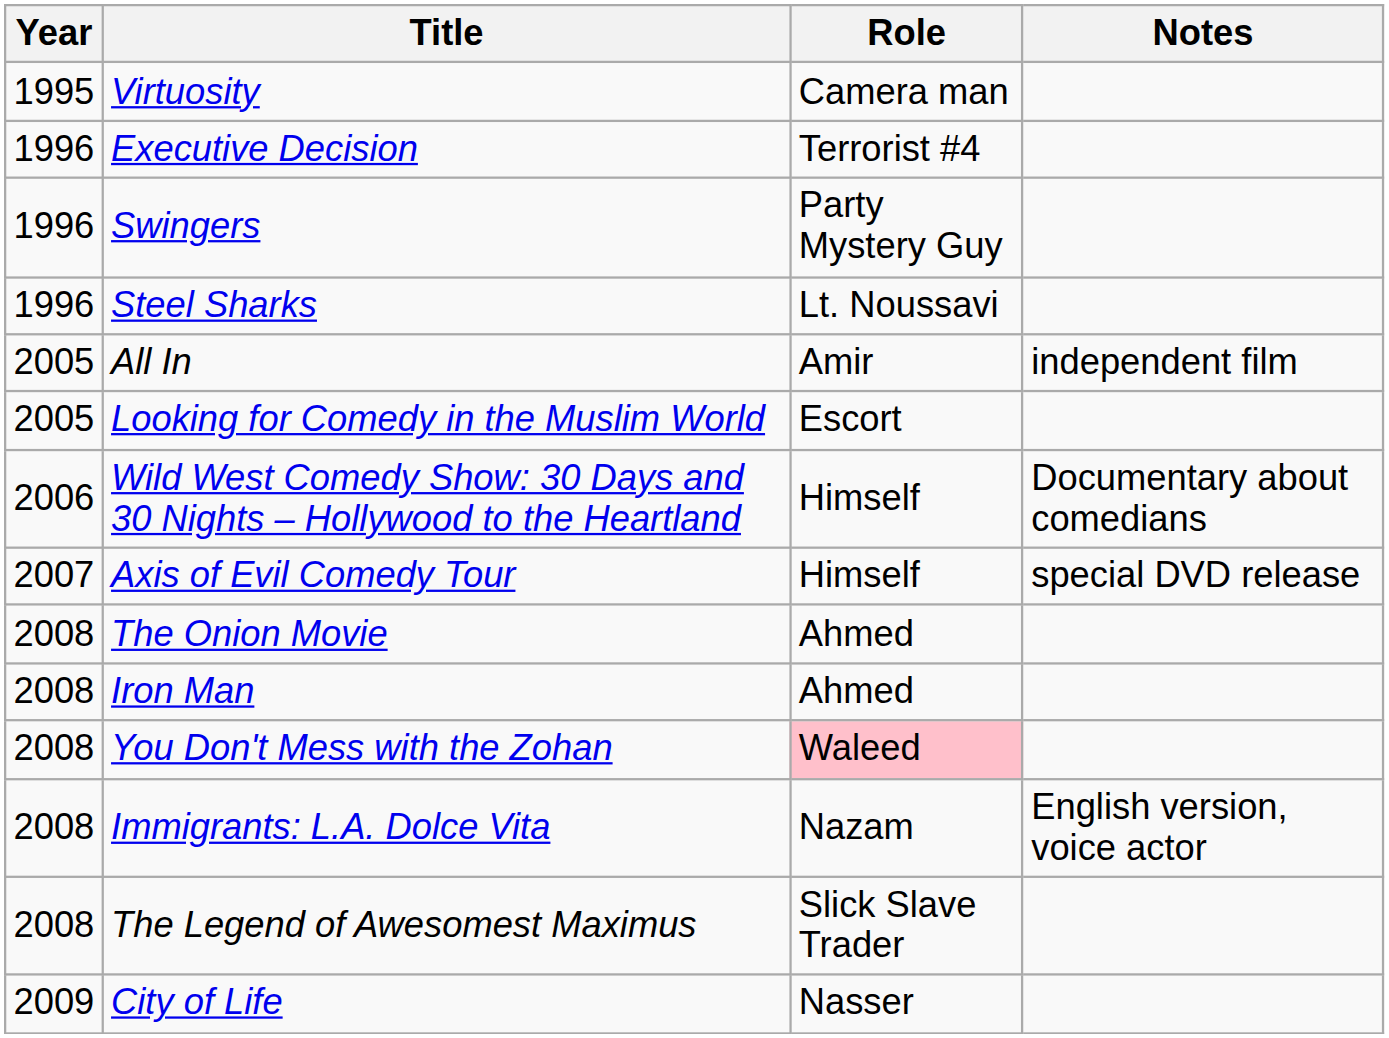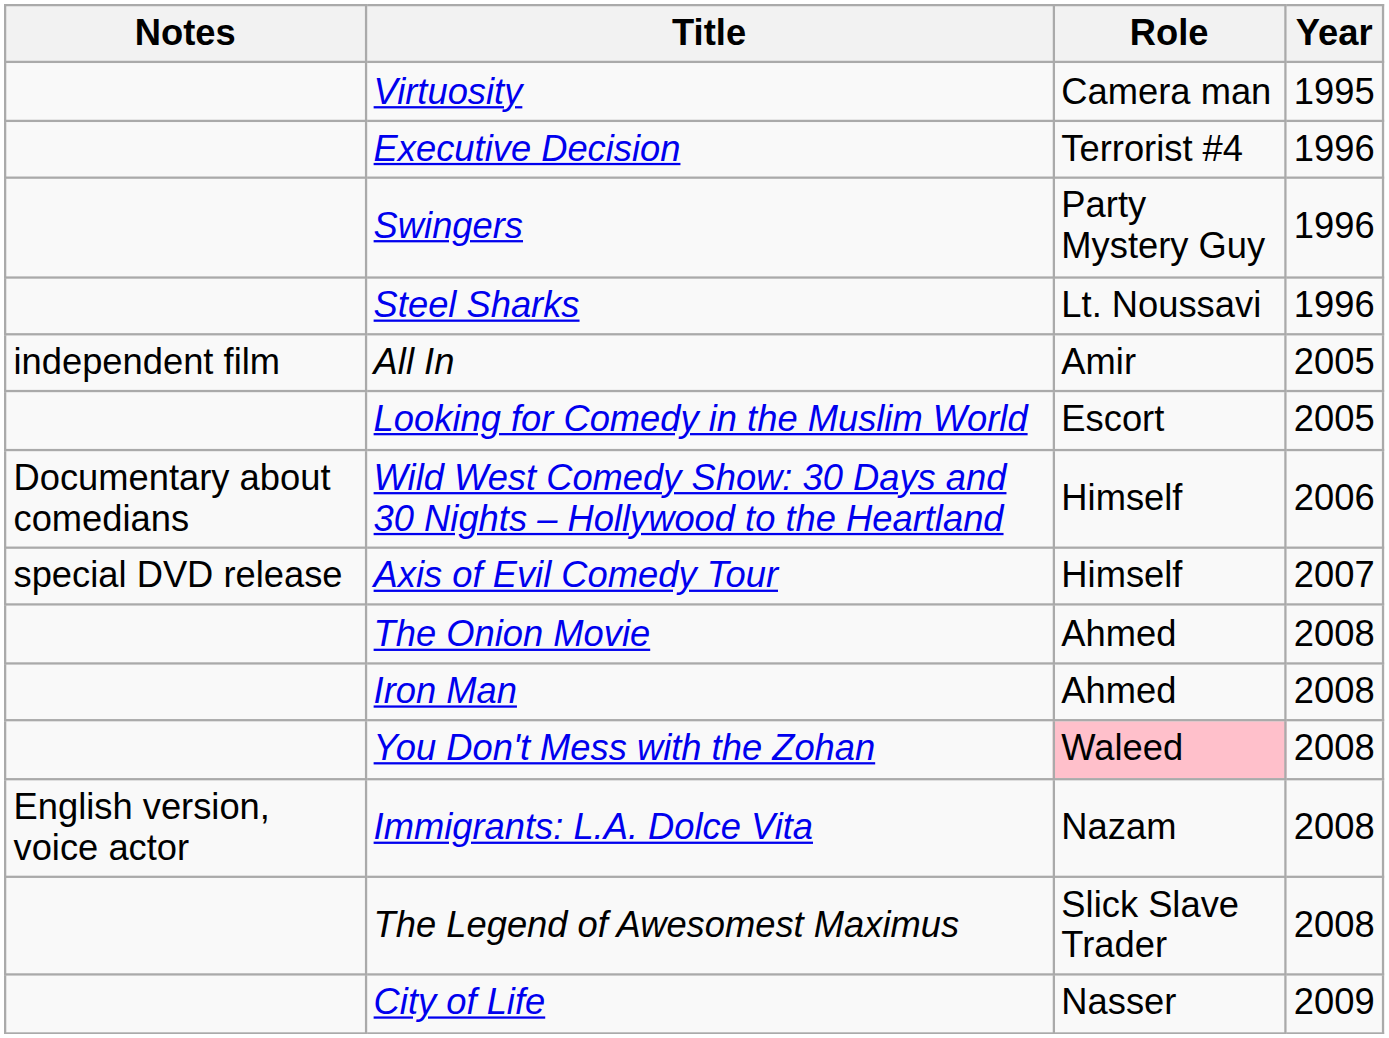columns swapped: (54, 33) <-> (1203, 33)
